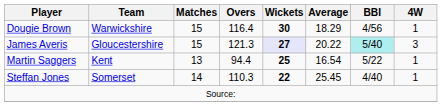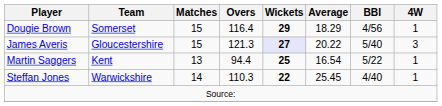(122, 28) Warwickshire -> (113, 28) Somerset
(284, 28) 30 -> (284, 28) 29
(372, 45) paleturquoise background -> (372, 45) no background
(113, 77) Somerset -> (122, 77) Warwickshire
